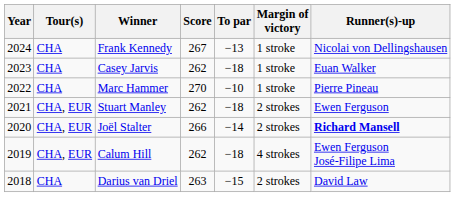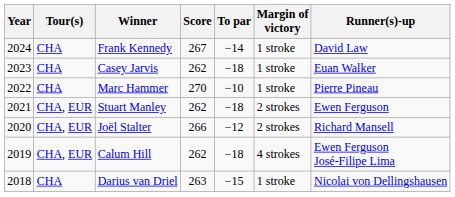(234, 48) −13 -> (234, 48) −14
(381, 48) Nicolai von Dellingshausen -> (341, 48) David Law
(234, 127) −14 -> (234, 127) −12
(357, 127) bold -> (354, 127) normal
(278, 181) 2 strokes -> (276, 181) 1 stroke
(341, 181) David Law -> (381, 181) Nicolai von Dellingshausen
